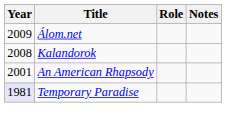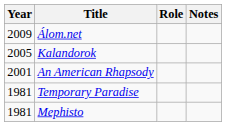(20, 53) 2008 -> (20, 53) 2005
(20, 92) lavender background -> (20, 92) no background
+ row: (60, 111)
